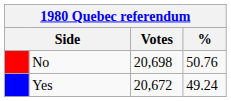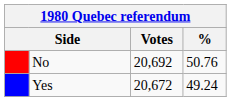(153, 62) 20,698 -> (153, 62) 20,692
